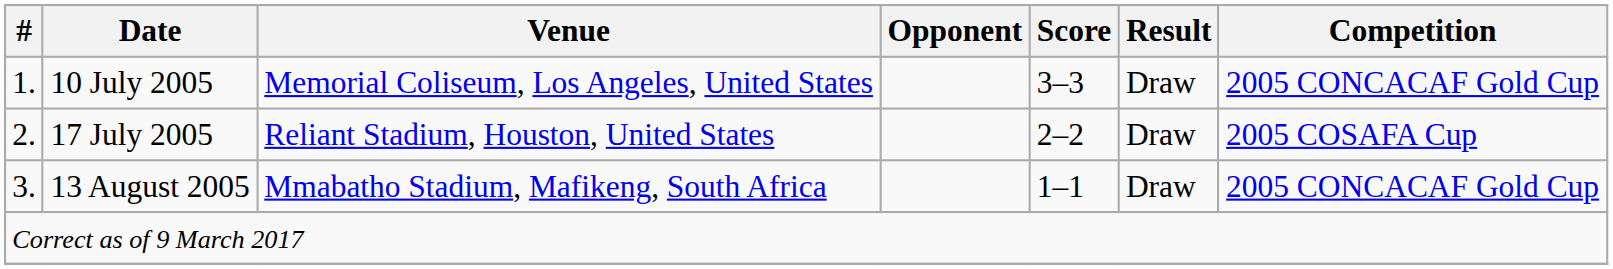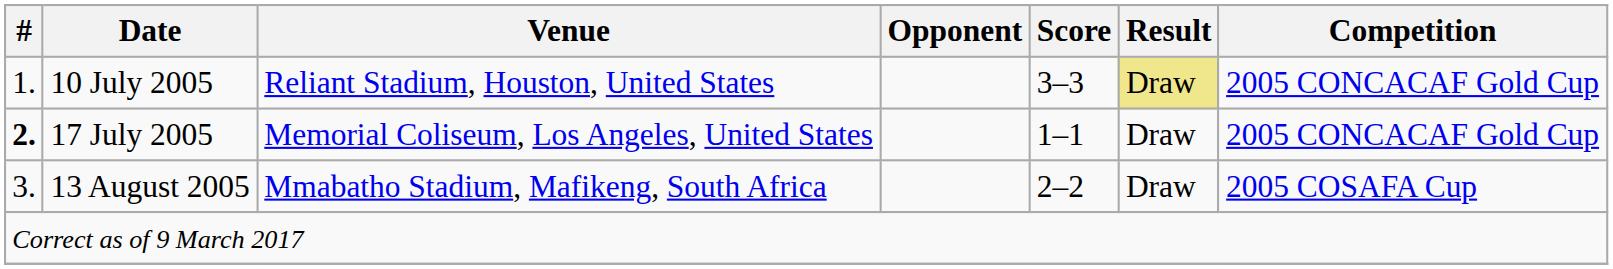(569, 82) Memorial Coliseum, Los Angeles, United States -> (519, 82) Reliant Stadium, Houston, United States
(1161, 82) no background -> (1161, 82) khaki background
(24, 134) normal -> (24, 134) bold
(519, 134) Reliant Stadium, Houston, United States -> (569, 134) Memorial Coliseum, Los Angeles, United States
(1060, 134) 2–2 -> (1060, 134) 1–1
(1352, 134) 2005 COSAFA Cup -> (1413, 134) 2005 CONCACAF Gold Cup
(1060, 186) 1–1 -> (1060, 186) 2–2
(1413, 186) 2005 CONCACAF Gold Cup -> (1352, 186) 2005 COSAFA Cup
